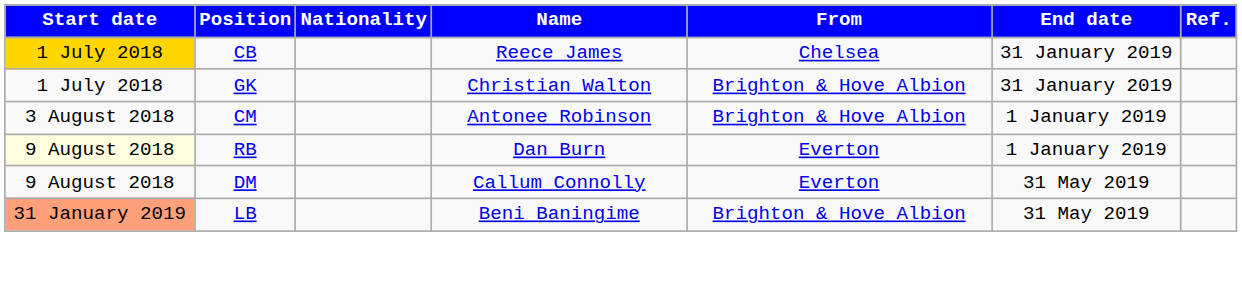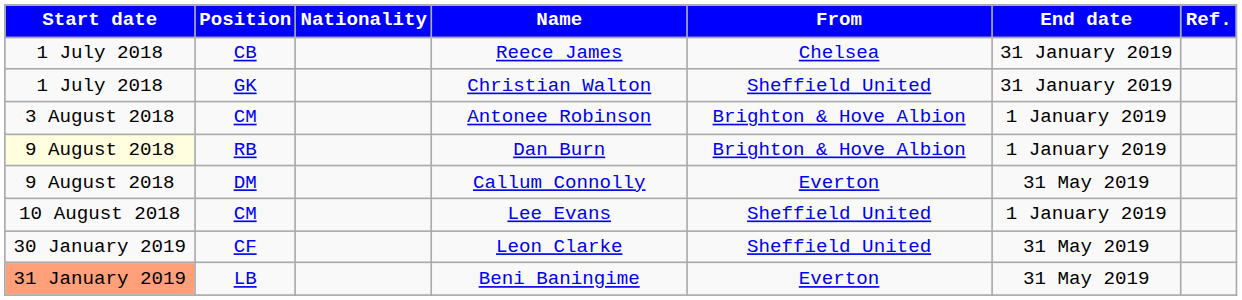(100, 53) gold background -> (100, 53) no background
(839, 85) Brighton & Hove Albion -> (839, 85) Sheffield United
(839, 150) Everton -> (839, 150) Brighton & Hove Albion
+ row: (559, 214)
+ row: (559, 246)
(839, 214) Brighton & Hove Albion -> (839, 279) Everton
